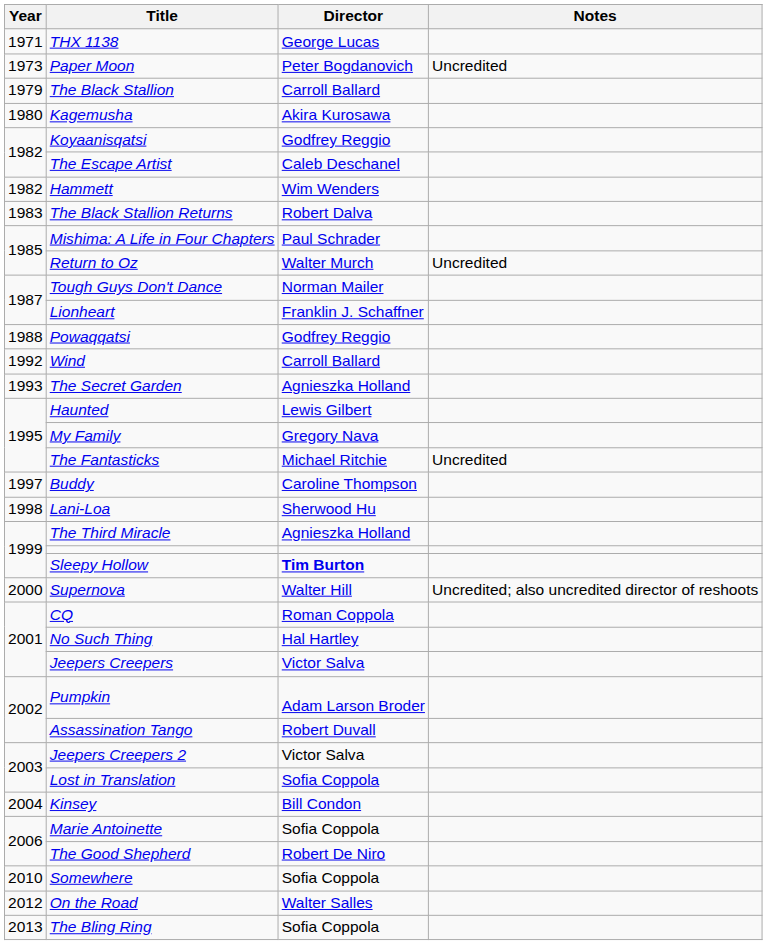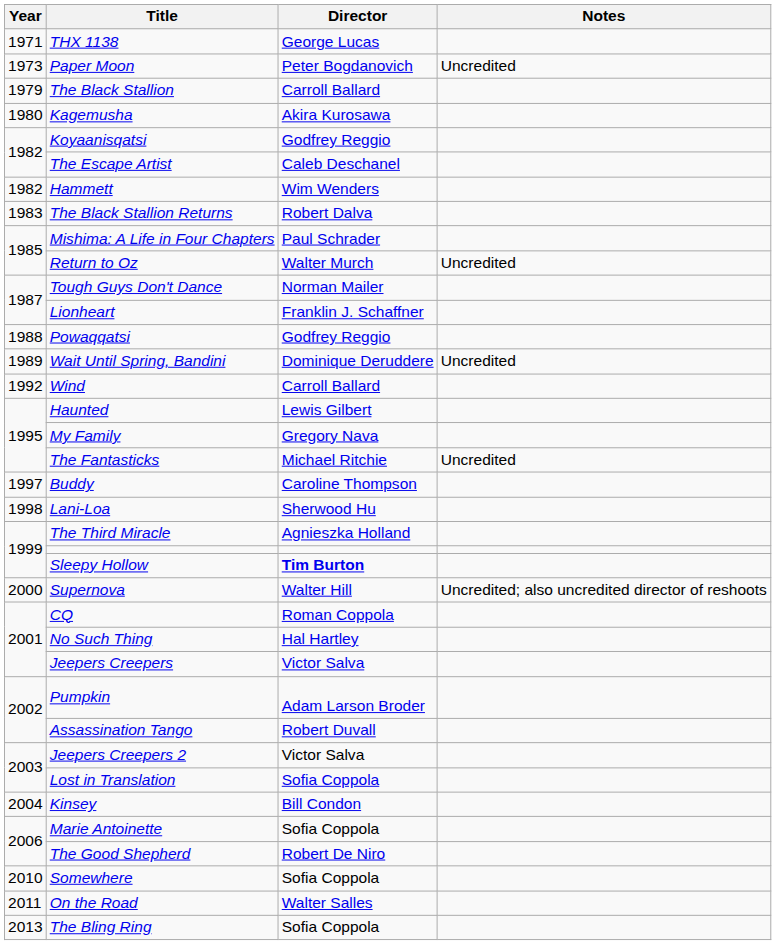+ row: (138, 361)
- row: (116, 386)
(25, 902) 2012 -> (25, 902) 2011
